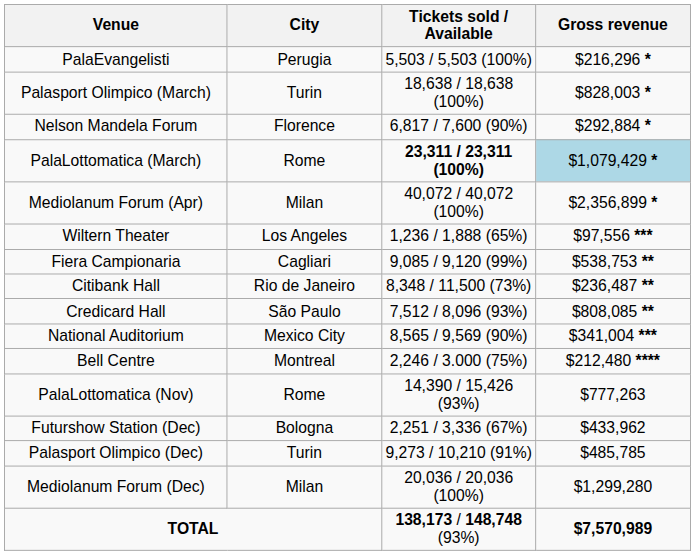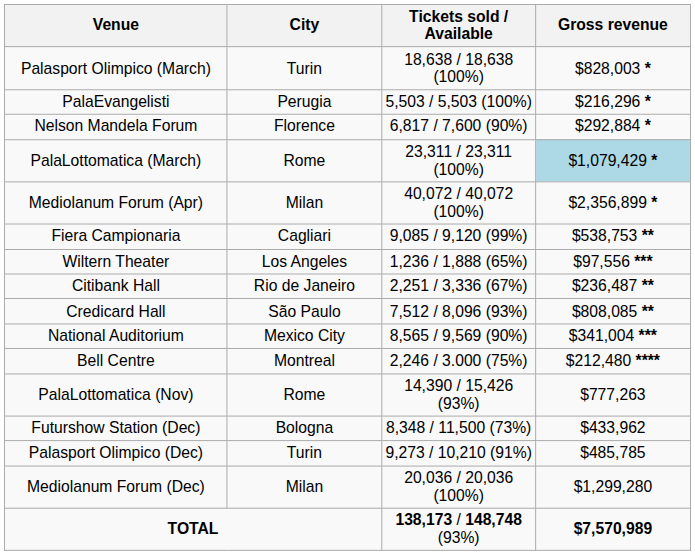rows swapped: (116, 93) <-> (116, 59)
(459, 160) bold -> (459, 160) normal
rows swapped: (116, 261) <-> (116, 236)
(459, 286) 8,348 / 11,500 (73%) -> (459, 286) 2,251 / 3,336 (67%)
(459, 428) 2,251 / 3,336 (67%) -> (459, 428) 8,348 / 11,500 (73%)
